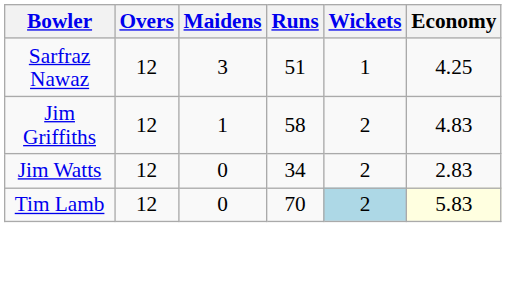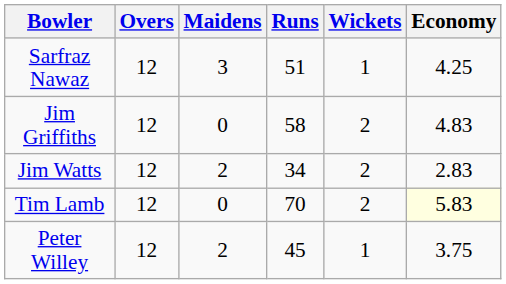(223, 124) 1 -> (223, 124) 0
(223, 170) 0 -> (223, 170) 2
(365, 204) lightblue background -> (365, 204) no background
+ row: (60, 249)
